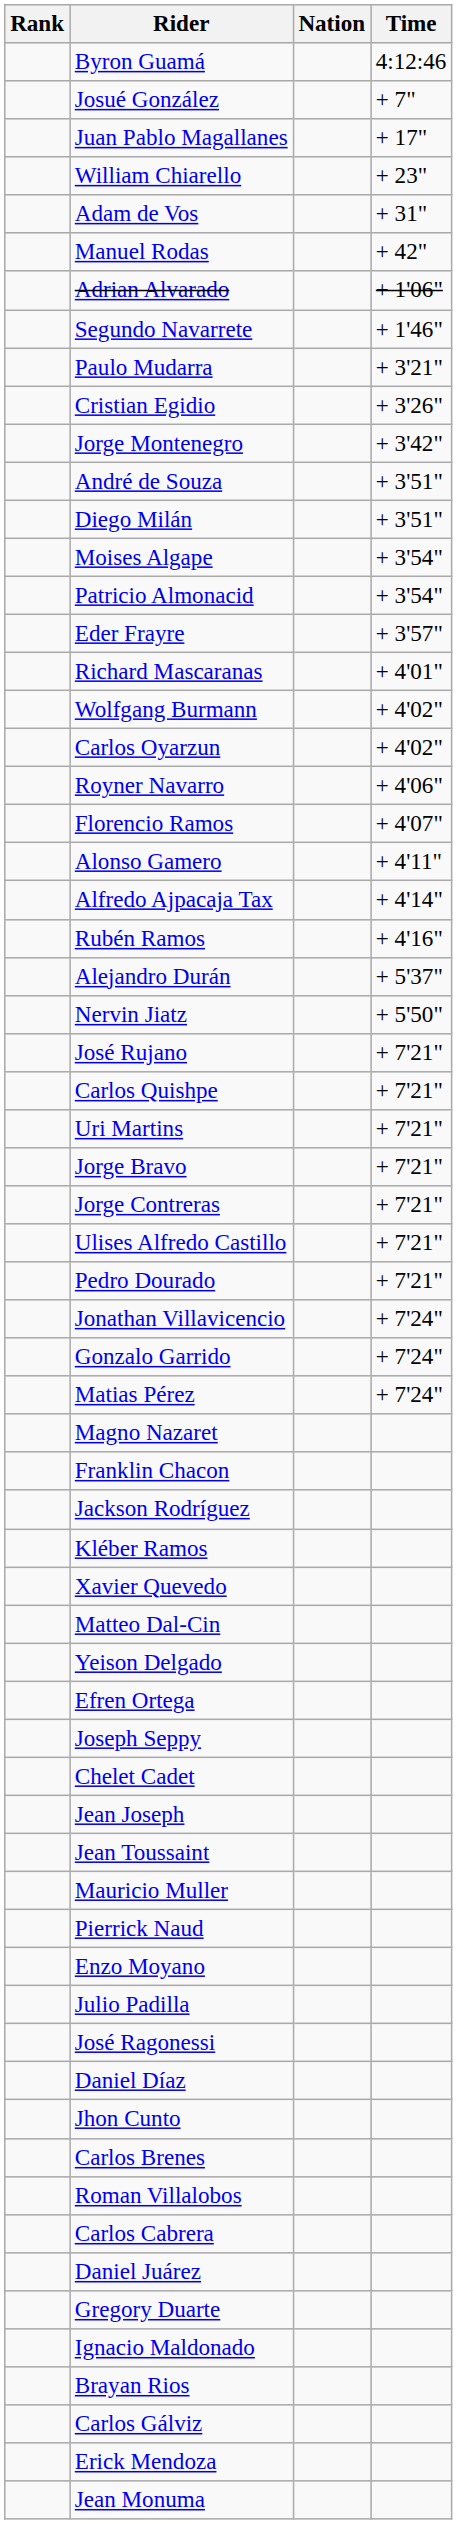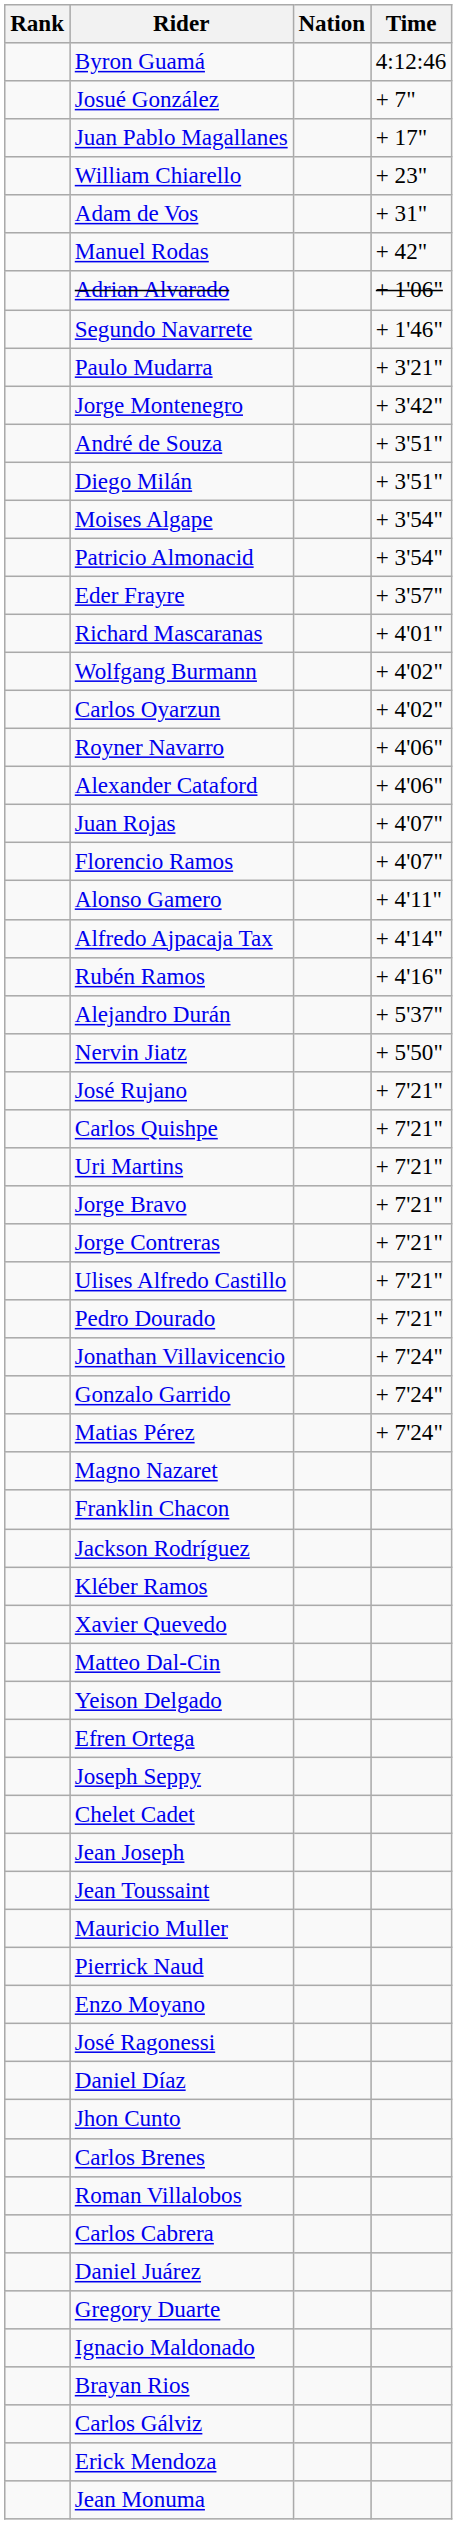- row: (145, 404)
+ row: (166, 785)
+ row: (125, 823)
- row: (132, 2004)
